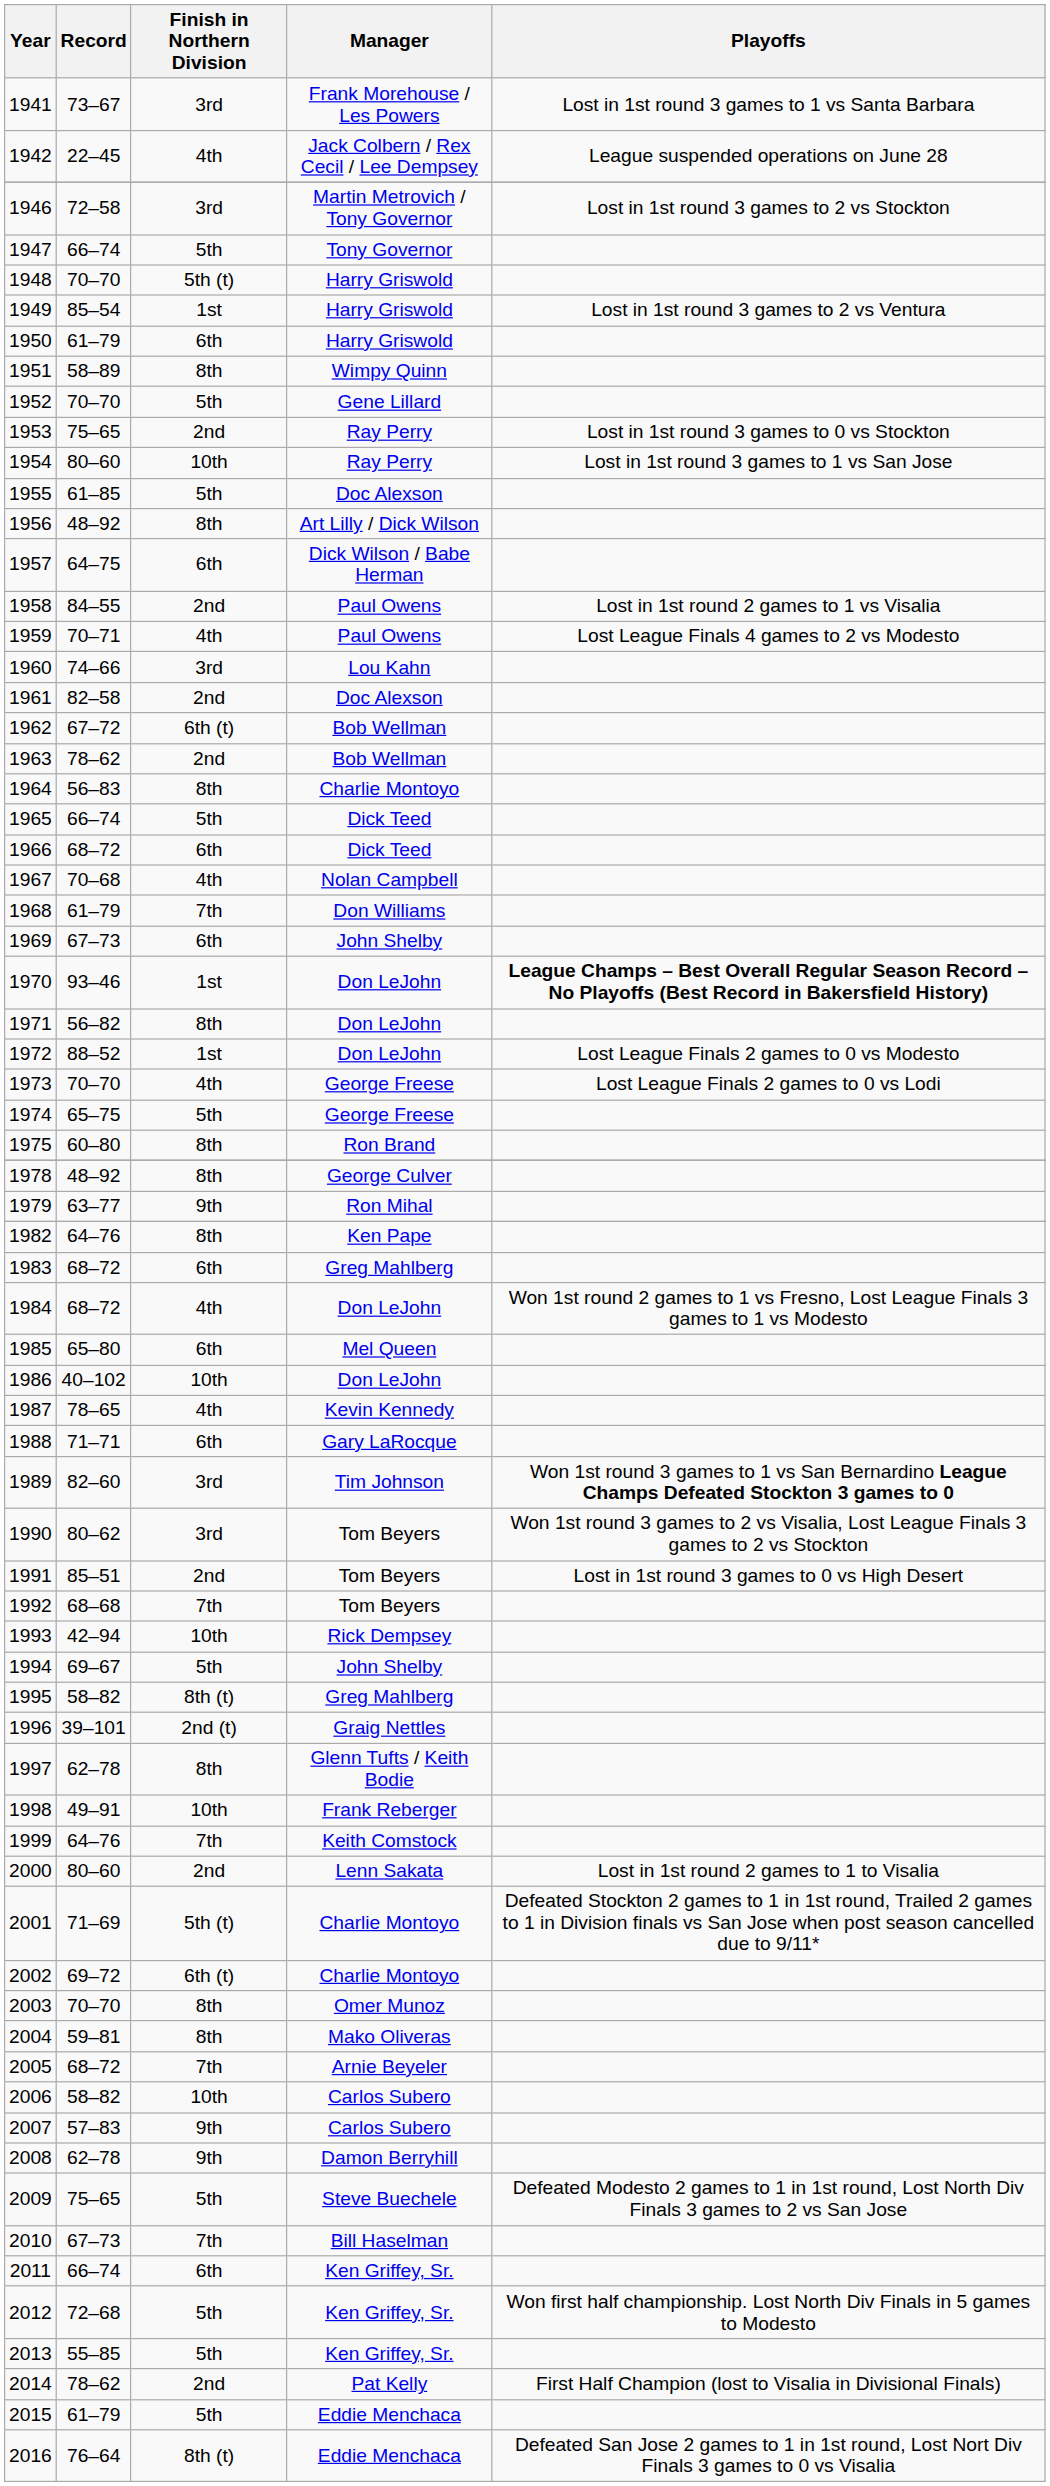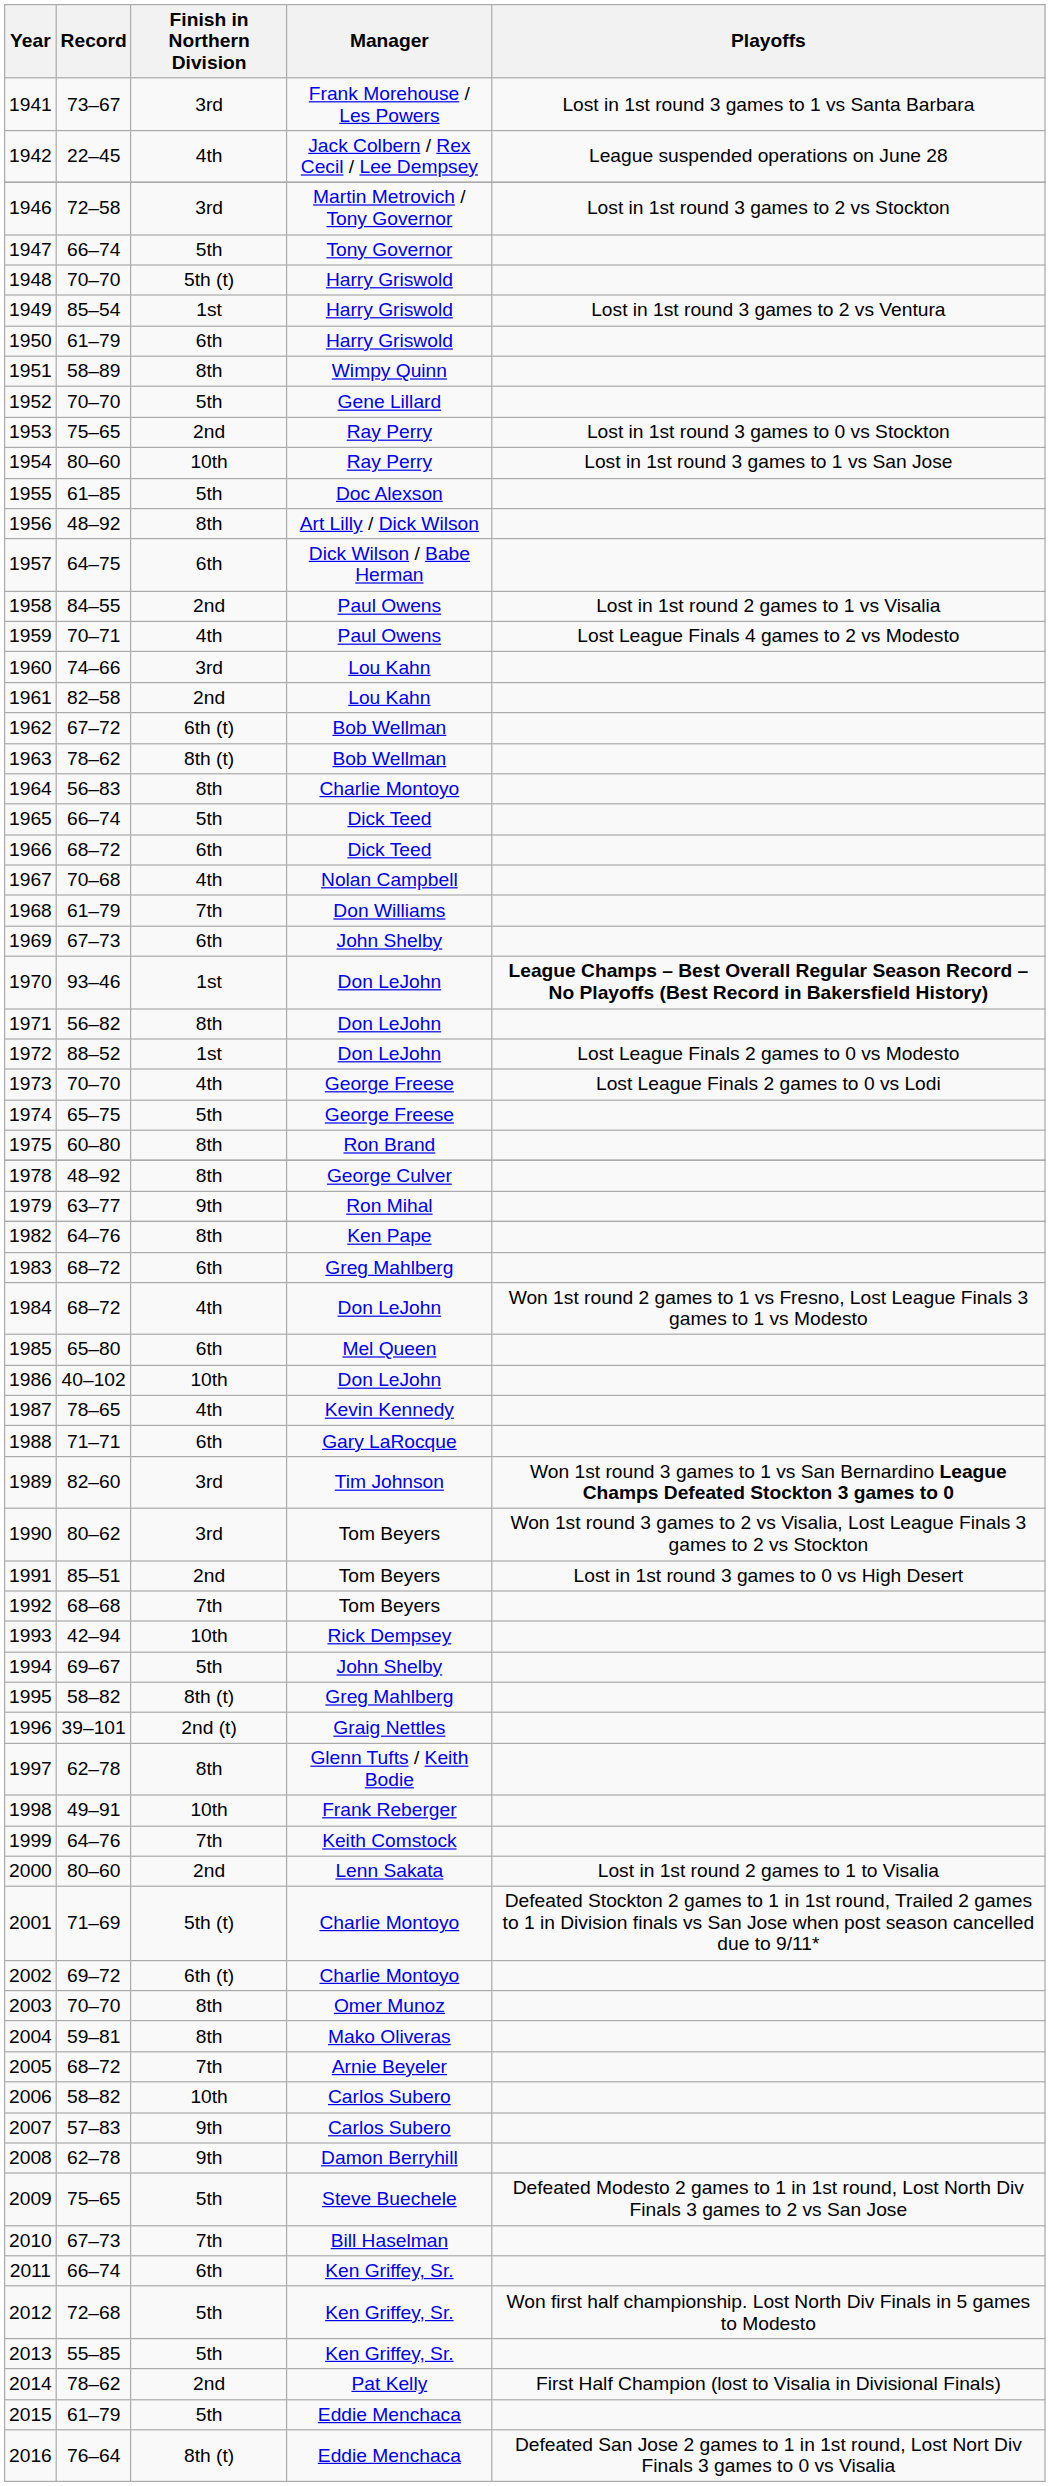(389, 697) Doc Alexson -> (389, 697) Lou Kahn
(209, 758) 2nd -> (209, 758) 8th (t)
